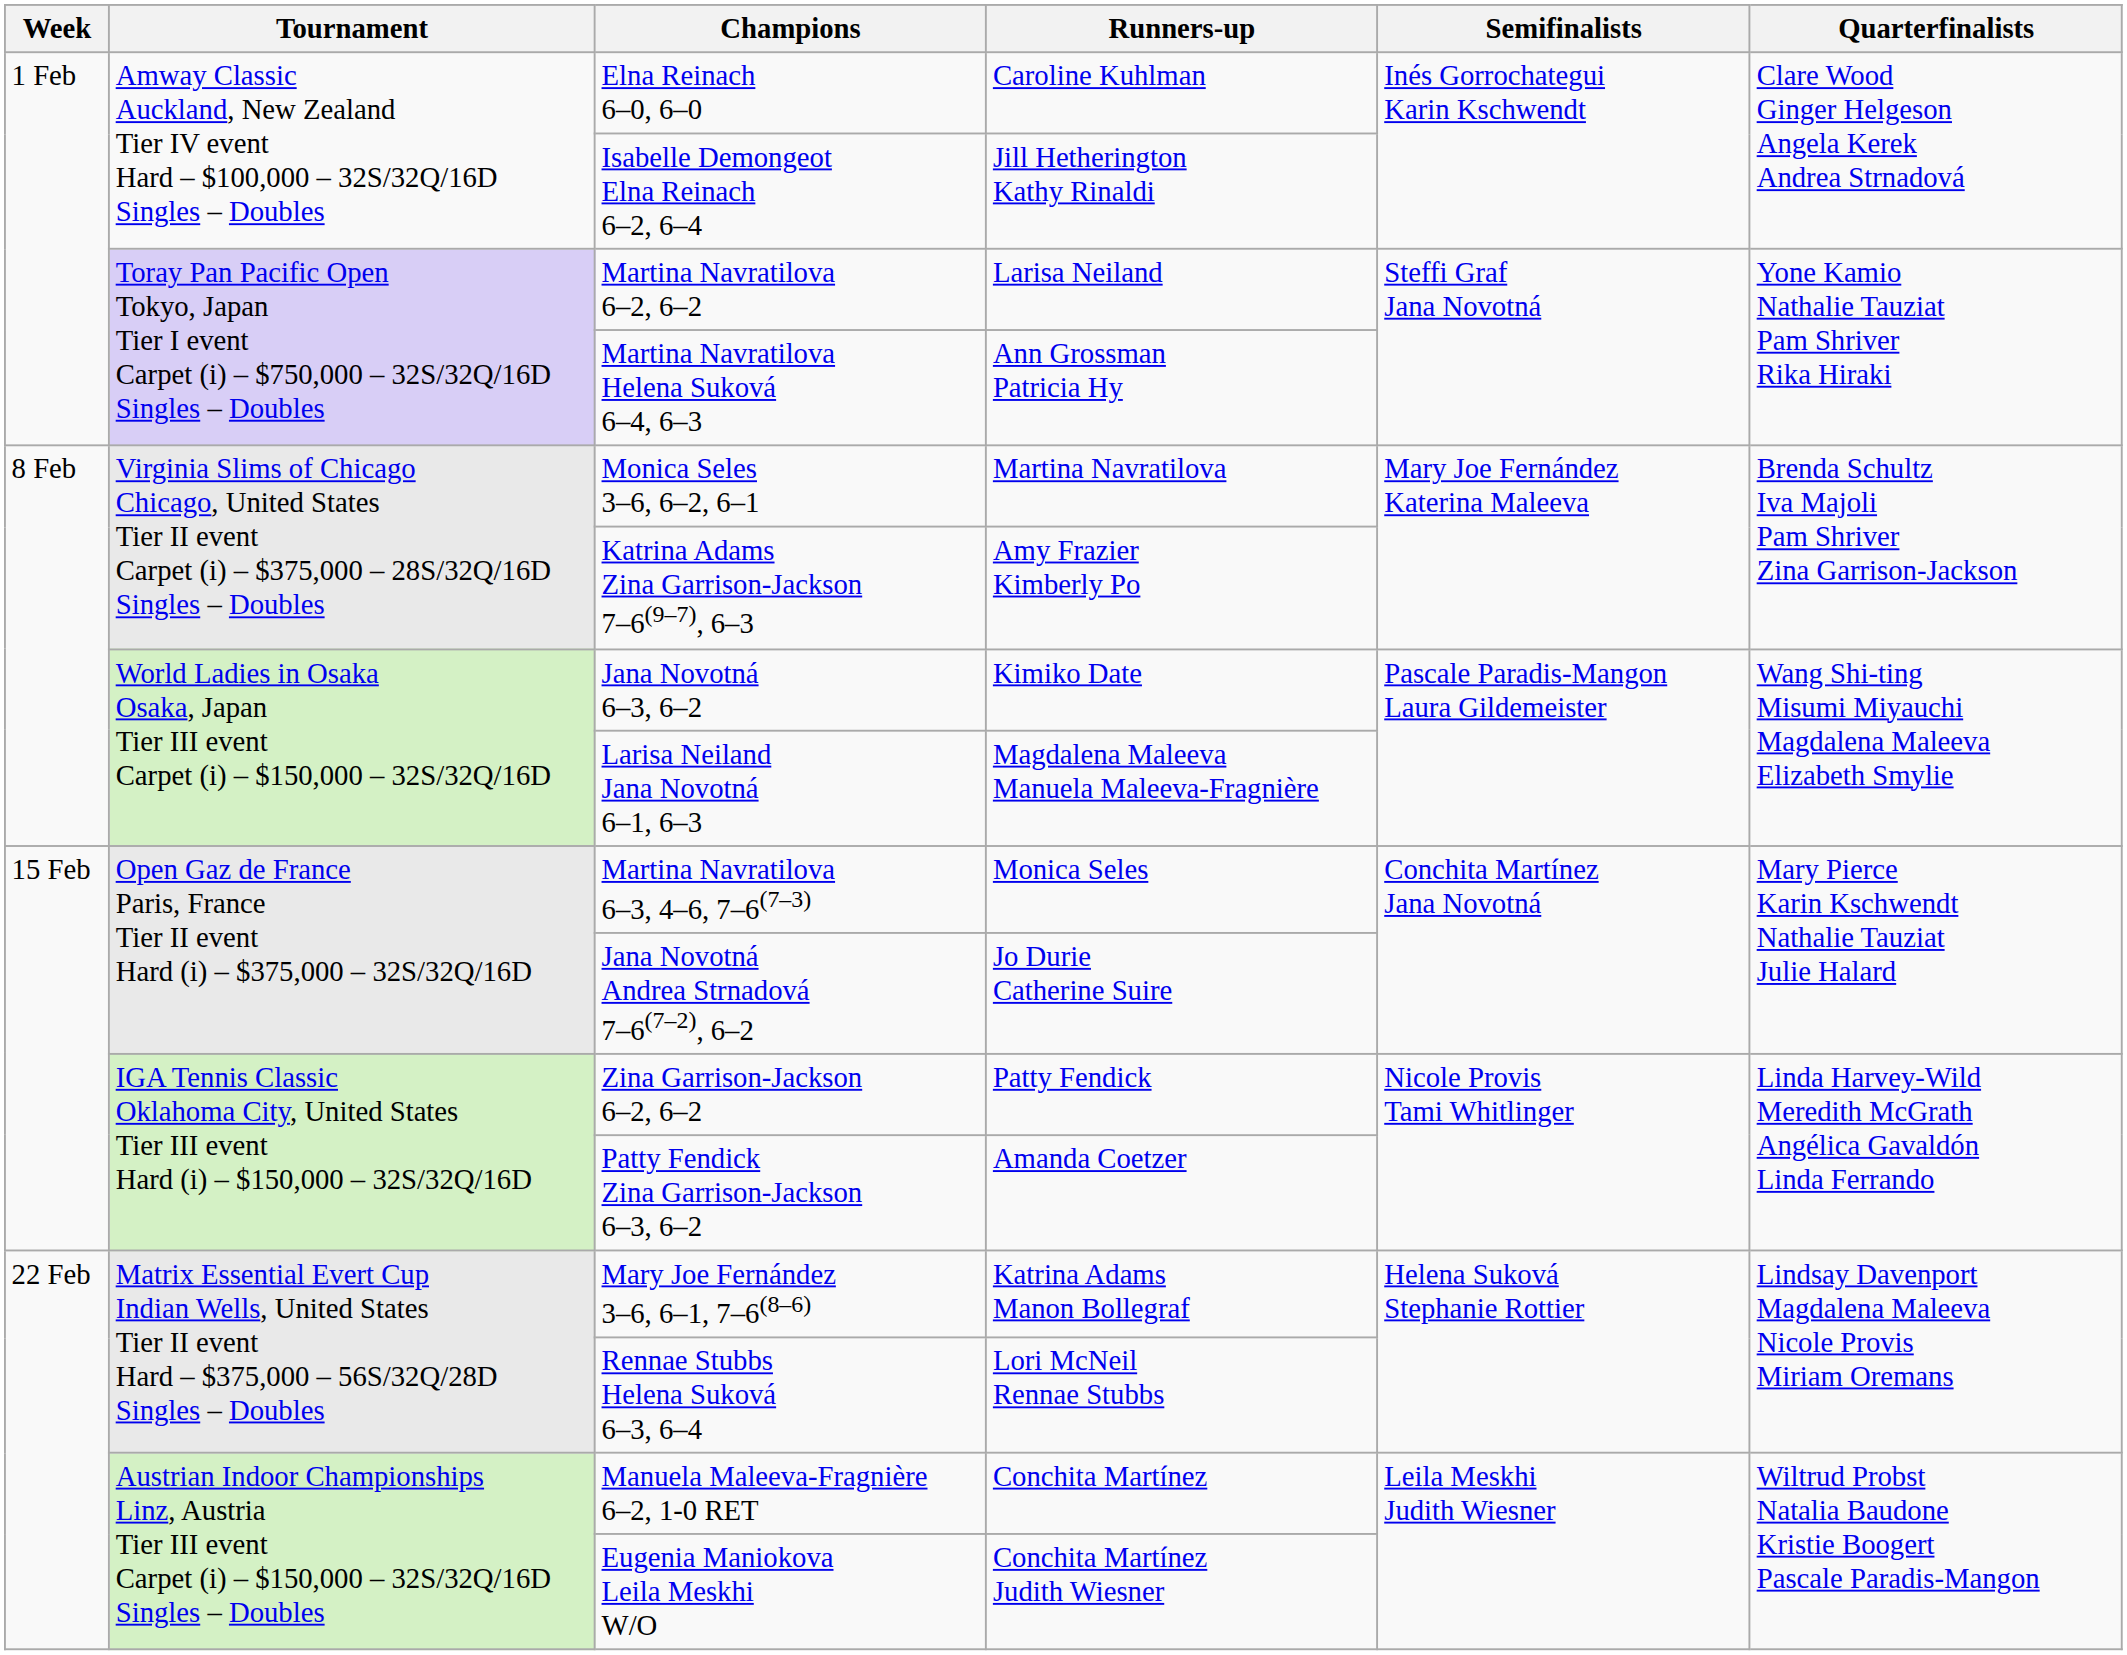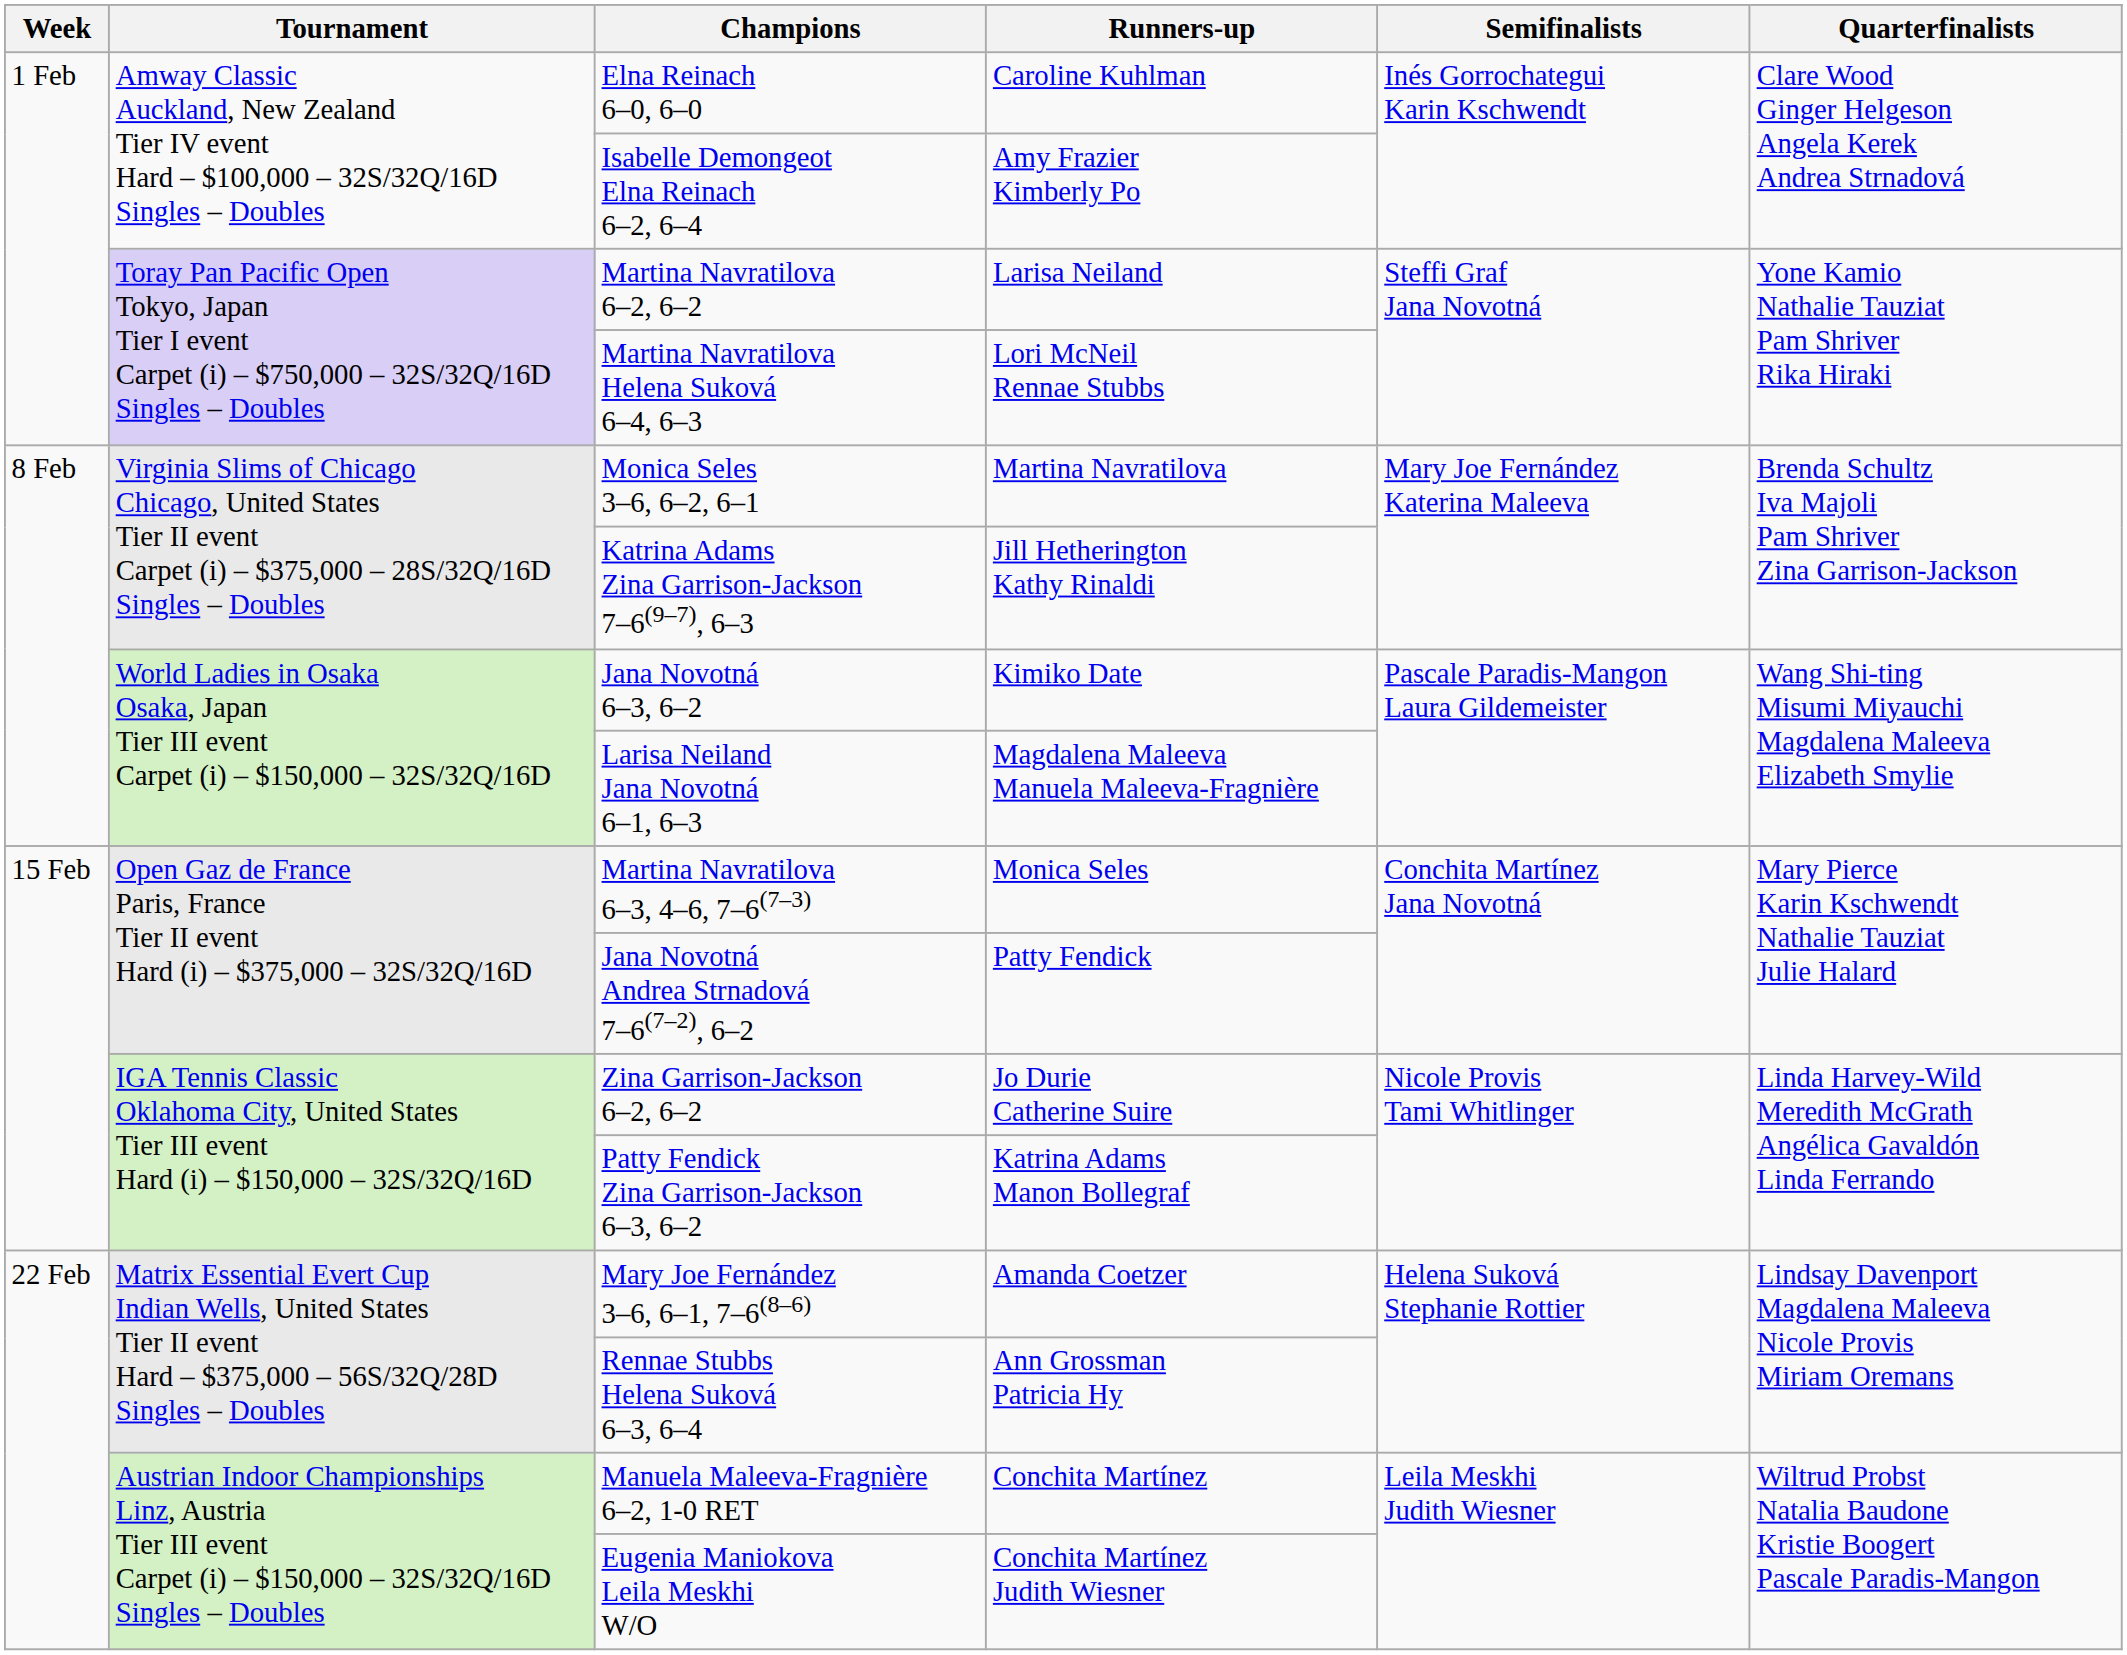(1090, 174) Jill Hetherington Kathy Rinaldi -> (1067, 174) Amy Frazier Kimberly Po
(1079, 370) Ann Grossman Patricia Hy -> (1079, 370) Lori McNeil Rennae Stubbs
(1067, 567) Amy Frazier Kimberly Po -> (1090, 567) Jill Hetherington Kathy Rinaldi
(1083, 972) Jo Durie Catherine Suire -> (1072, 955) Patty Fendick
(1072, 1077) Patty Fendick -> (1083, 1094) Jo Durie Catherine Suire
(1090, 1158) Amanda Coetzer -> (1091, 1175) Katrina Adams Manon Bollegraf
(1091, 1290) Katrina Adams Manon Bollegraf -> (1090, 1273) Amanda Coetzer
(1079, 1378) Lori McNeil Rennae Stubbs -> (1079, 1378) Ann Grossman Patricia Hy
